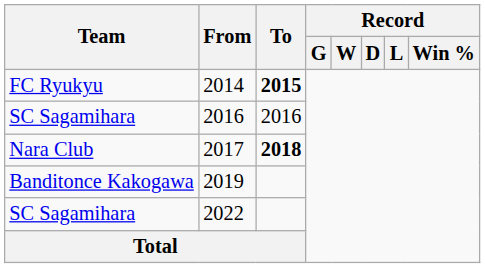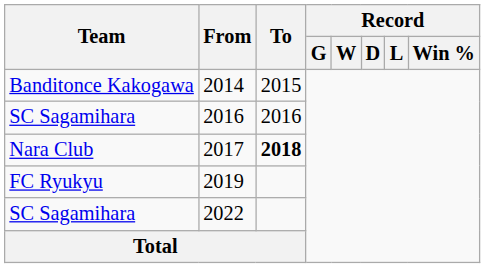(56, 85) FC Ryukyu -> (102, 85) Banditonce Kakogawa
(281, 85) bold -> (281, 85) normal
(102, 181) Banditonce Kakogawa -> (56, 181) FC Ryukyu
